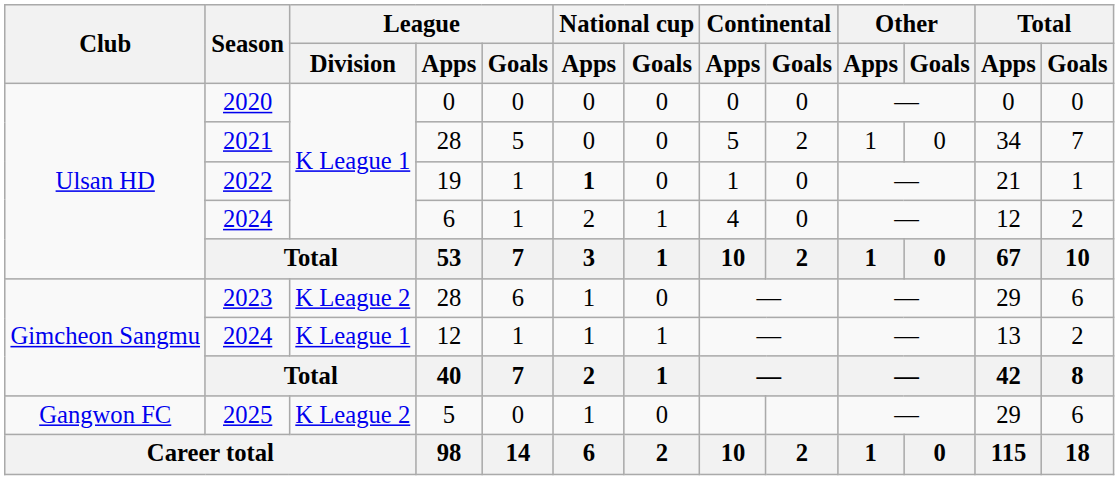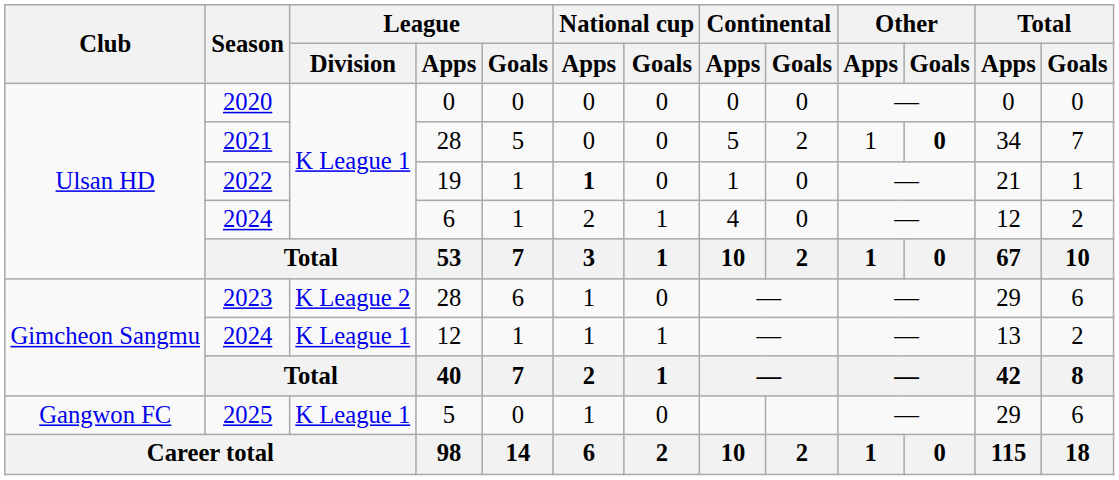(940, 141) normal -> (940, 141) bold
(353, 414) K League 2 -> (353, 414) K League 1
